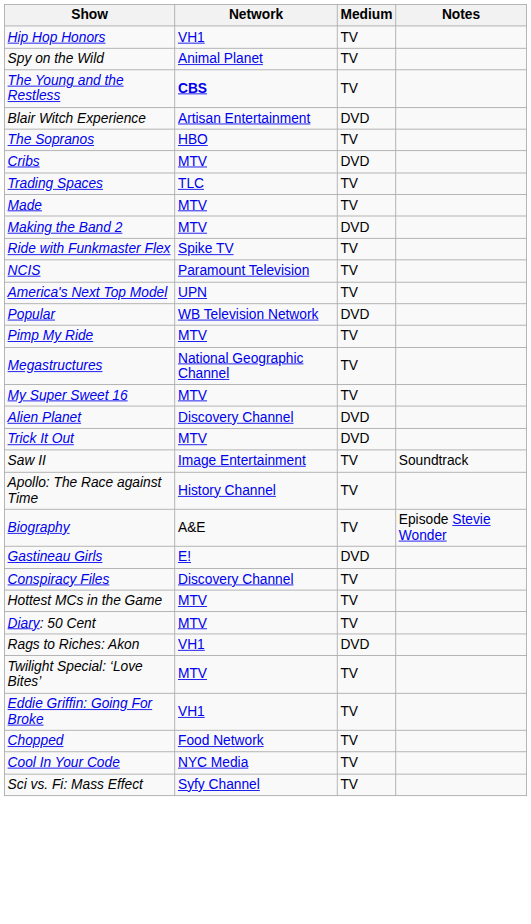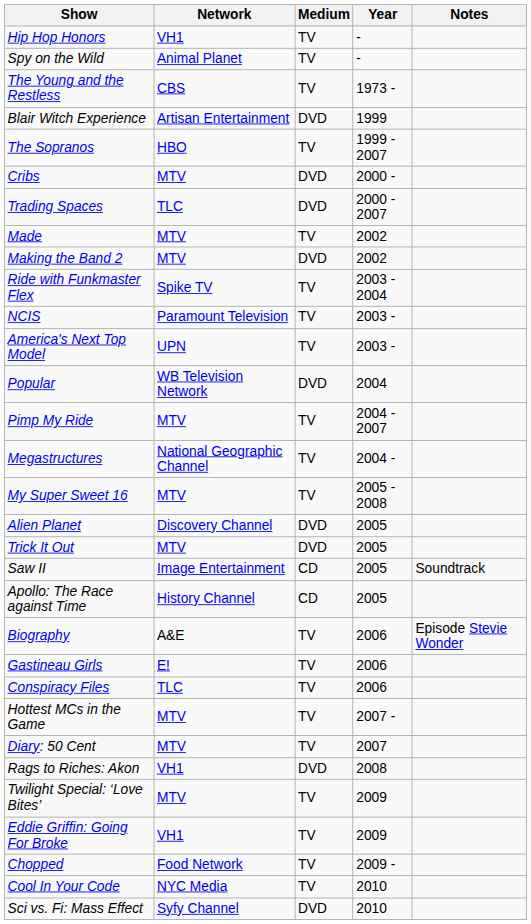+ column: (383, 15)
(193, 88) bold -> (171, 88) normal
(349, 183) TV -> (313, 206) DVD
(349, 460) TV -> (308, 569) CD
(349, 490) TV -> (308, 598) CD
(355, 557) DVD -> (307, 665) TV
(236, 579) Discovery Channel -> (170, 687) TLC
(349, 784) TV -> (313, 908) DVD
